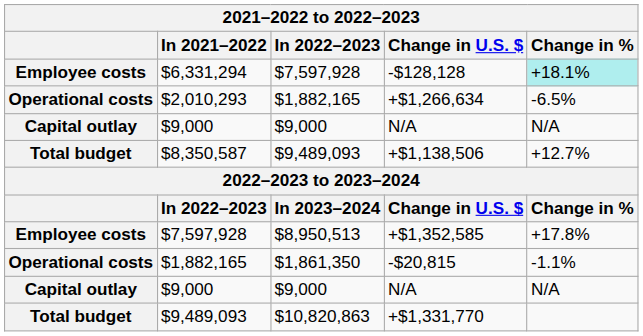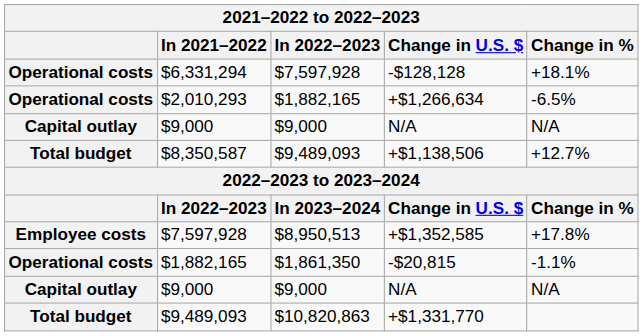(81, 72) Employee costs -> (81, 72) Operational costs
(560, 72) paleturquoise background -> (560, 72) no background
